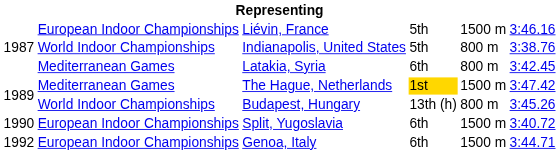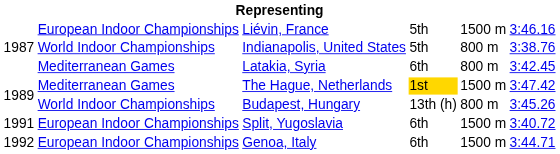(19, 123) 1990 -> (19, 123) 1991
